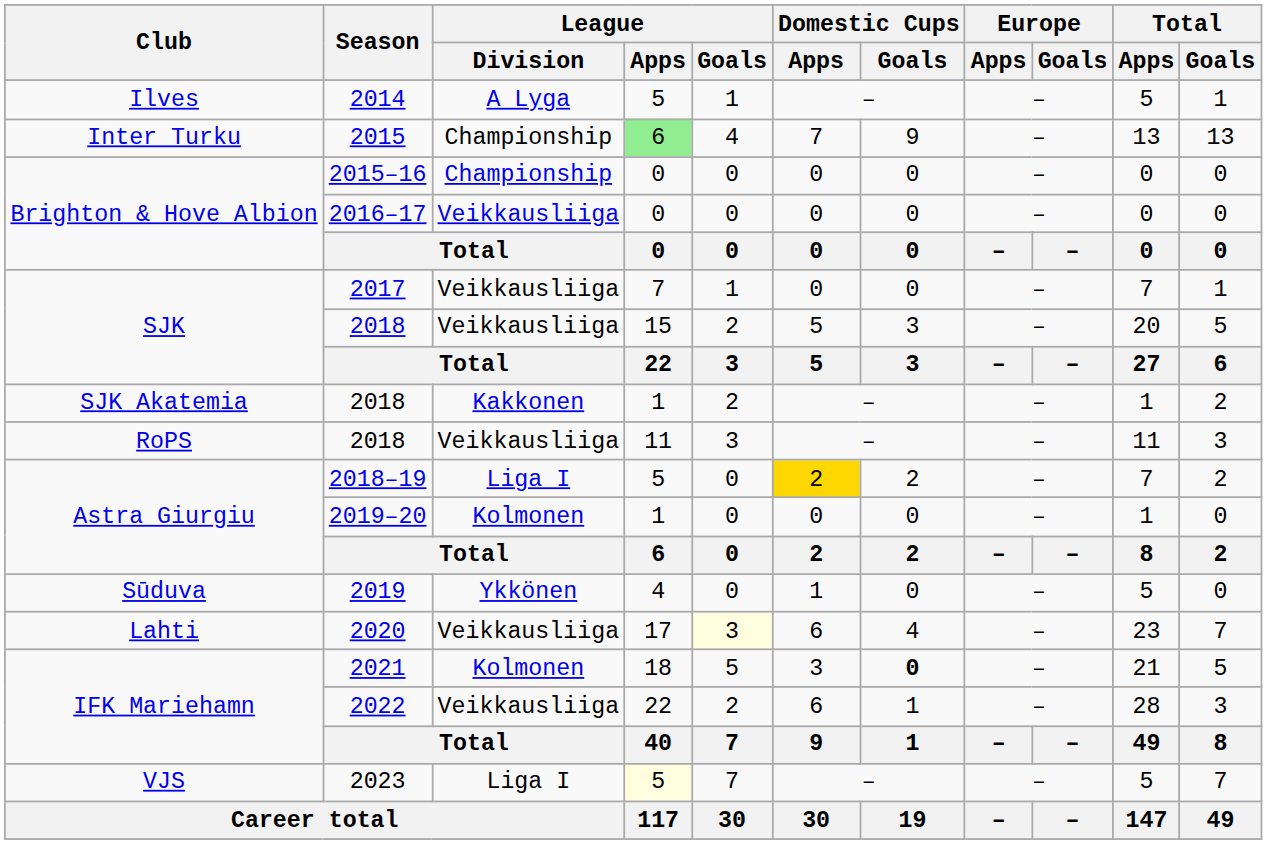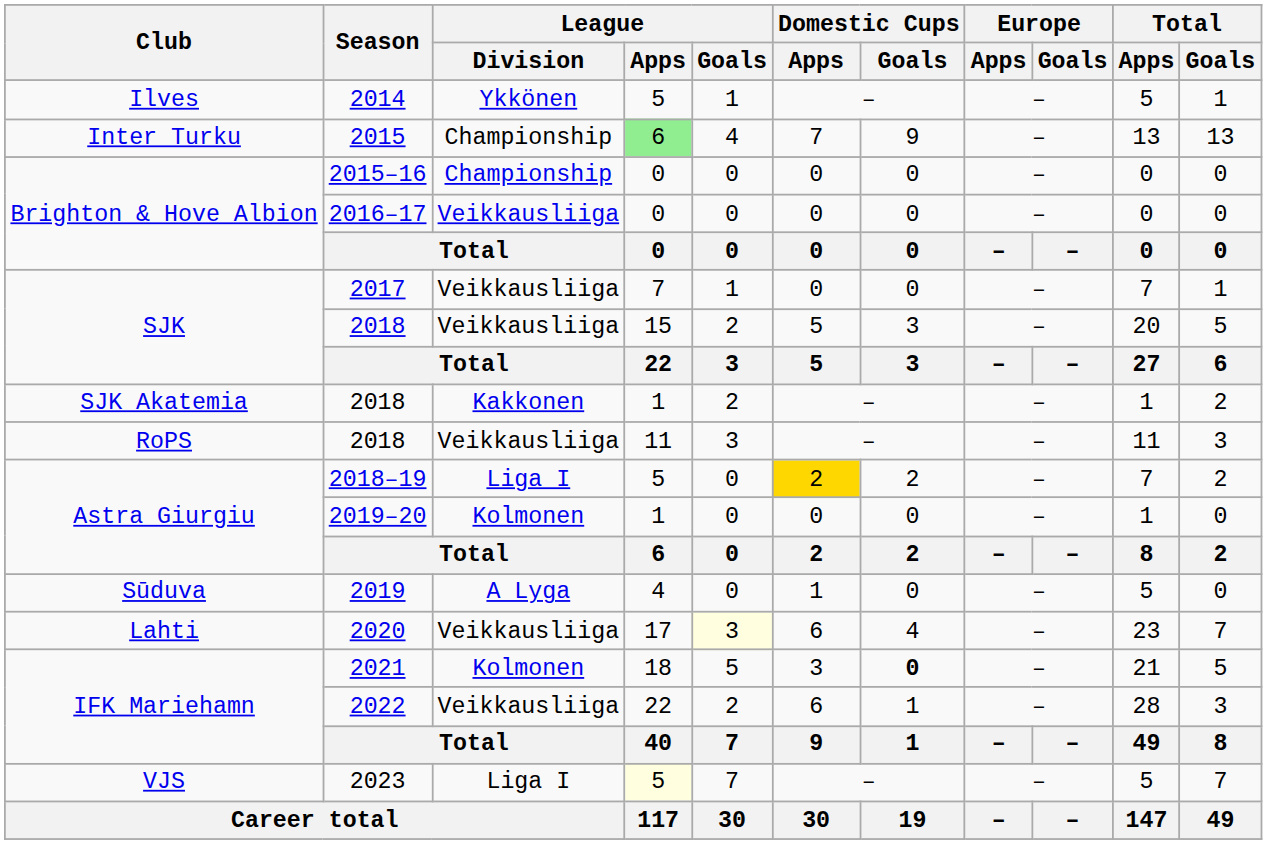(528, 100) A Lyga -> (528, 100) Ykkönen
(528, 593) Ykkönen -> (528, 593) A Lyga
